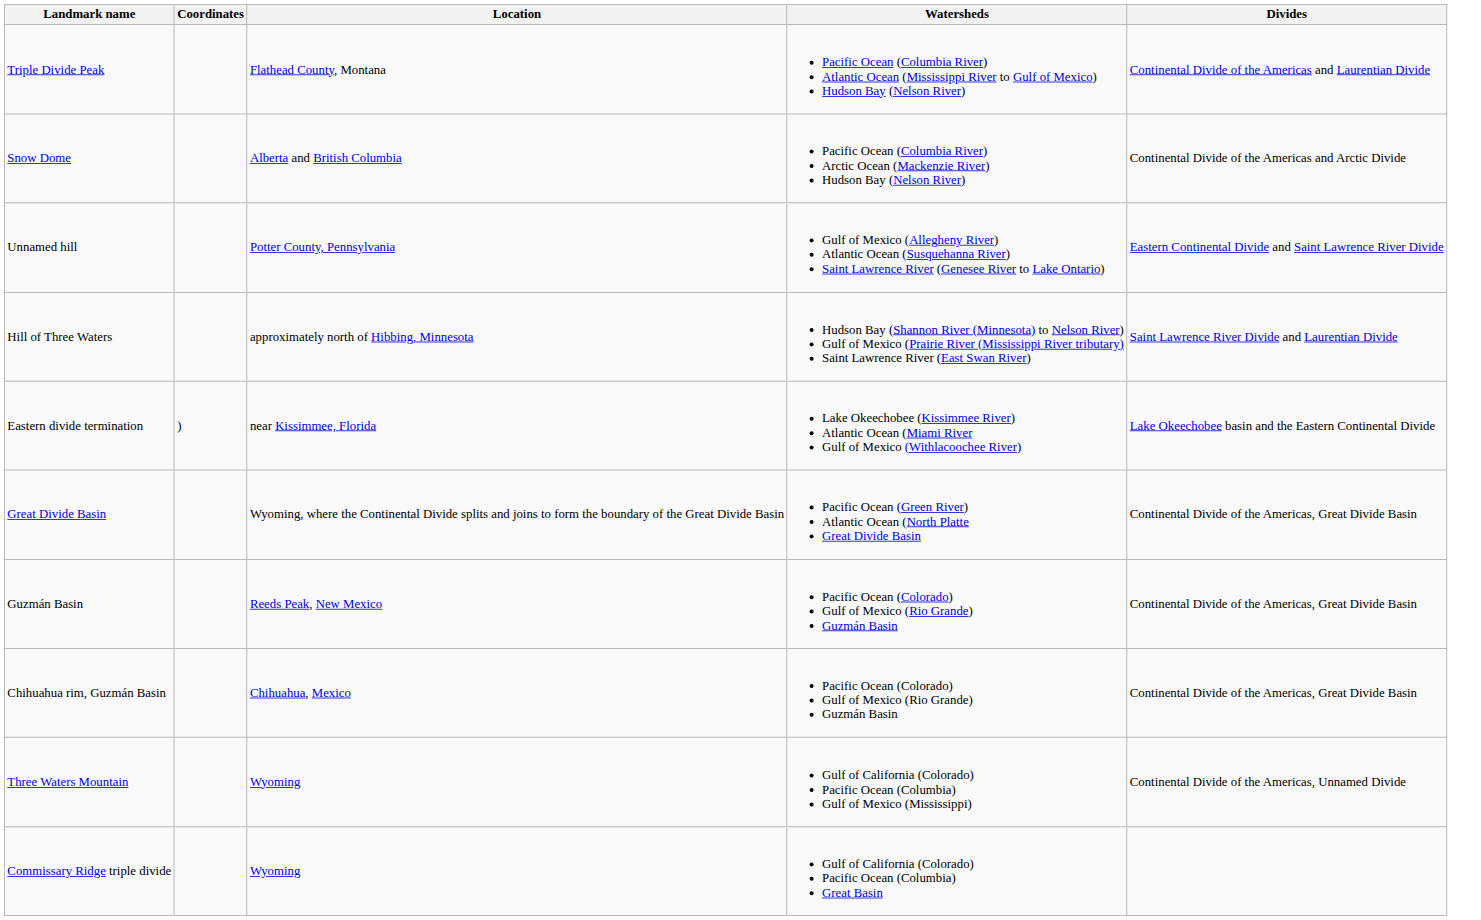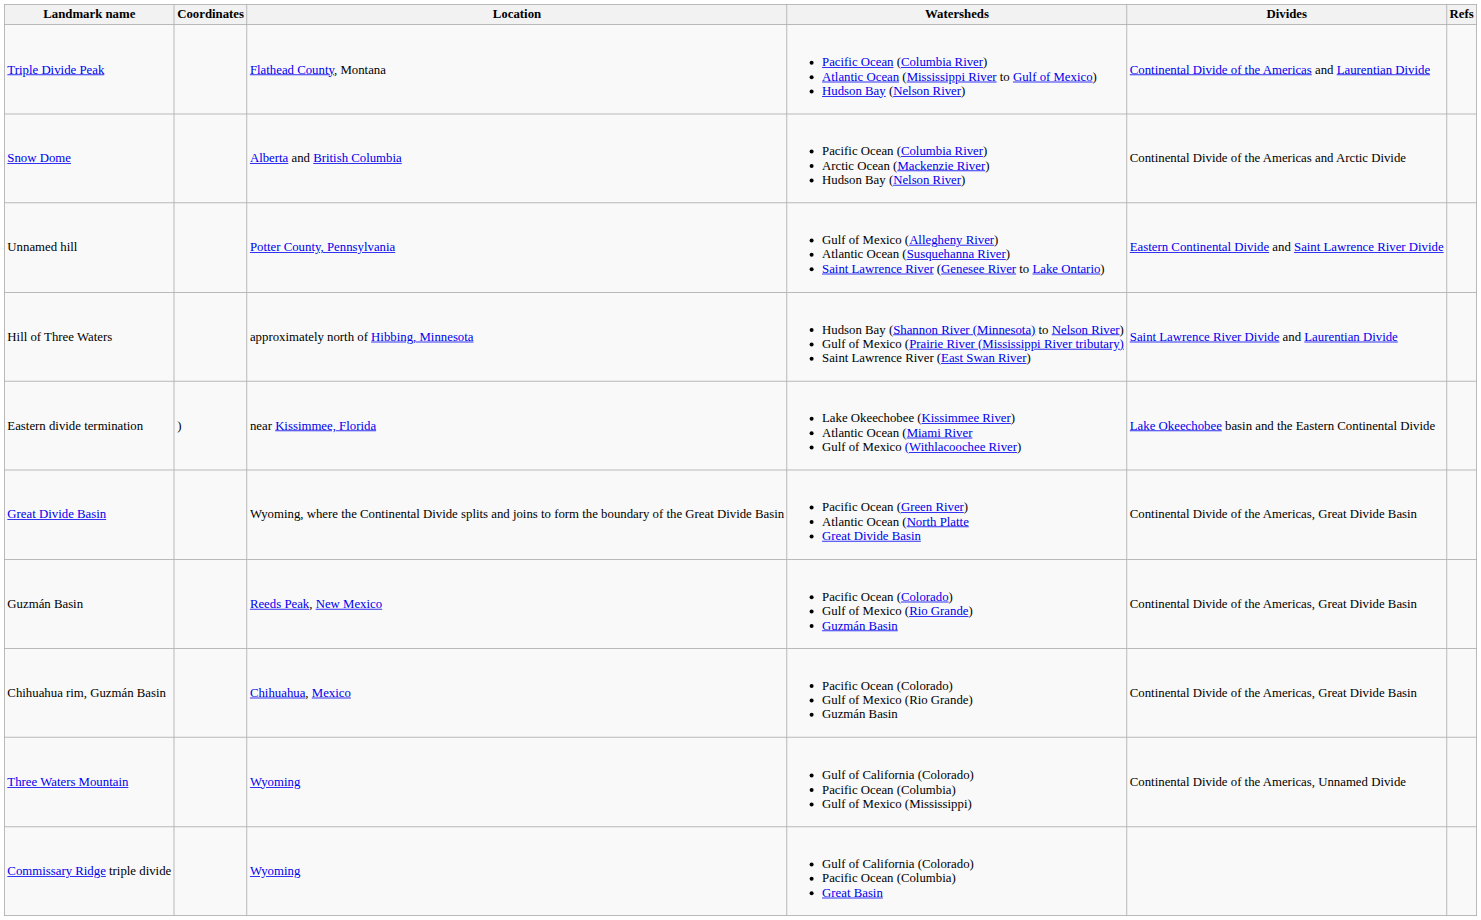+ column: (1462, 14)
